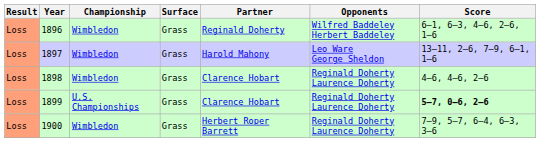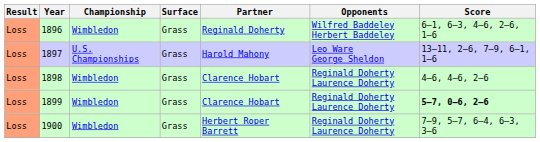(95, 54) Wimbledon -> (106, 54) U.S. Championships
(106, 102) U.S. Championships -> (95, 102) Wimbledon
